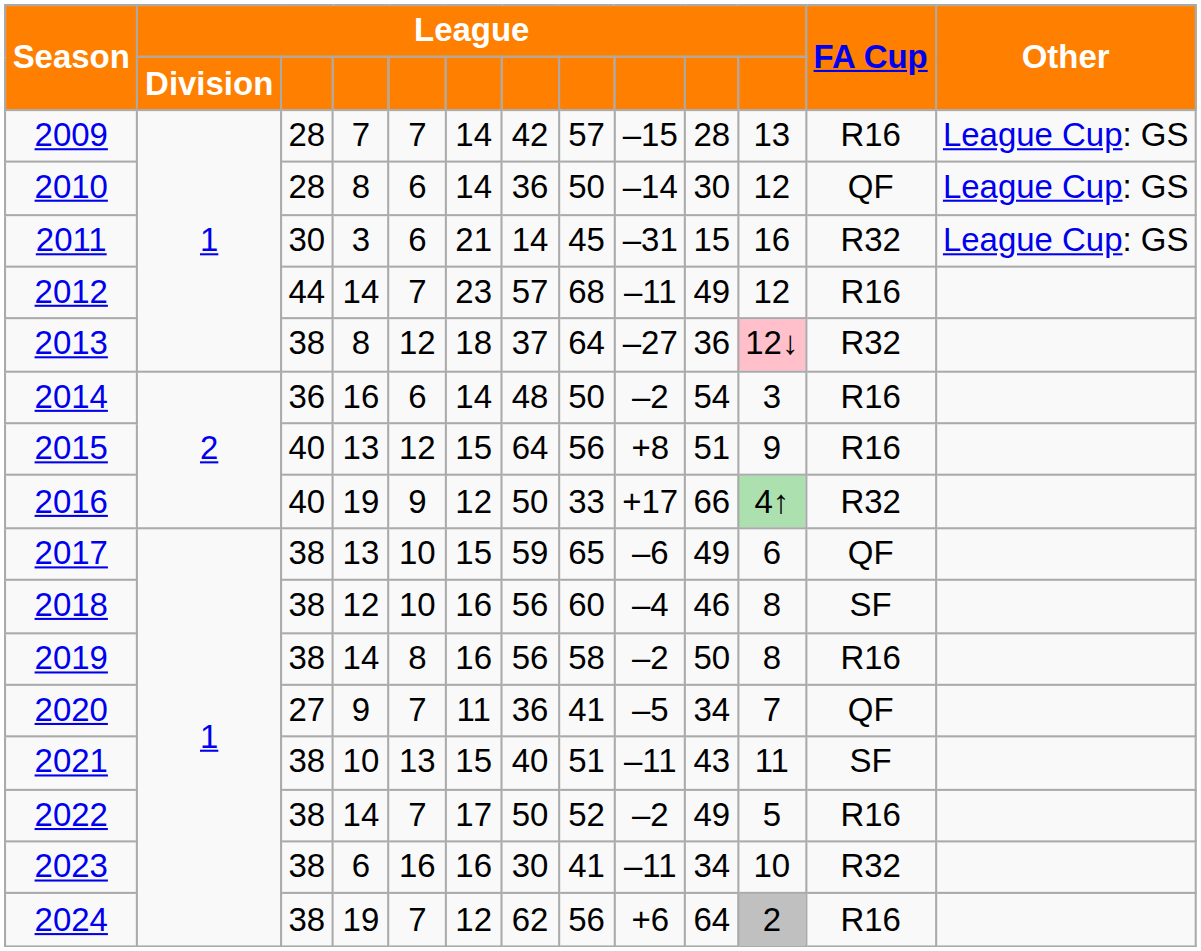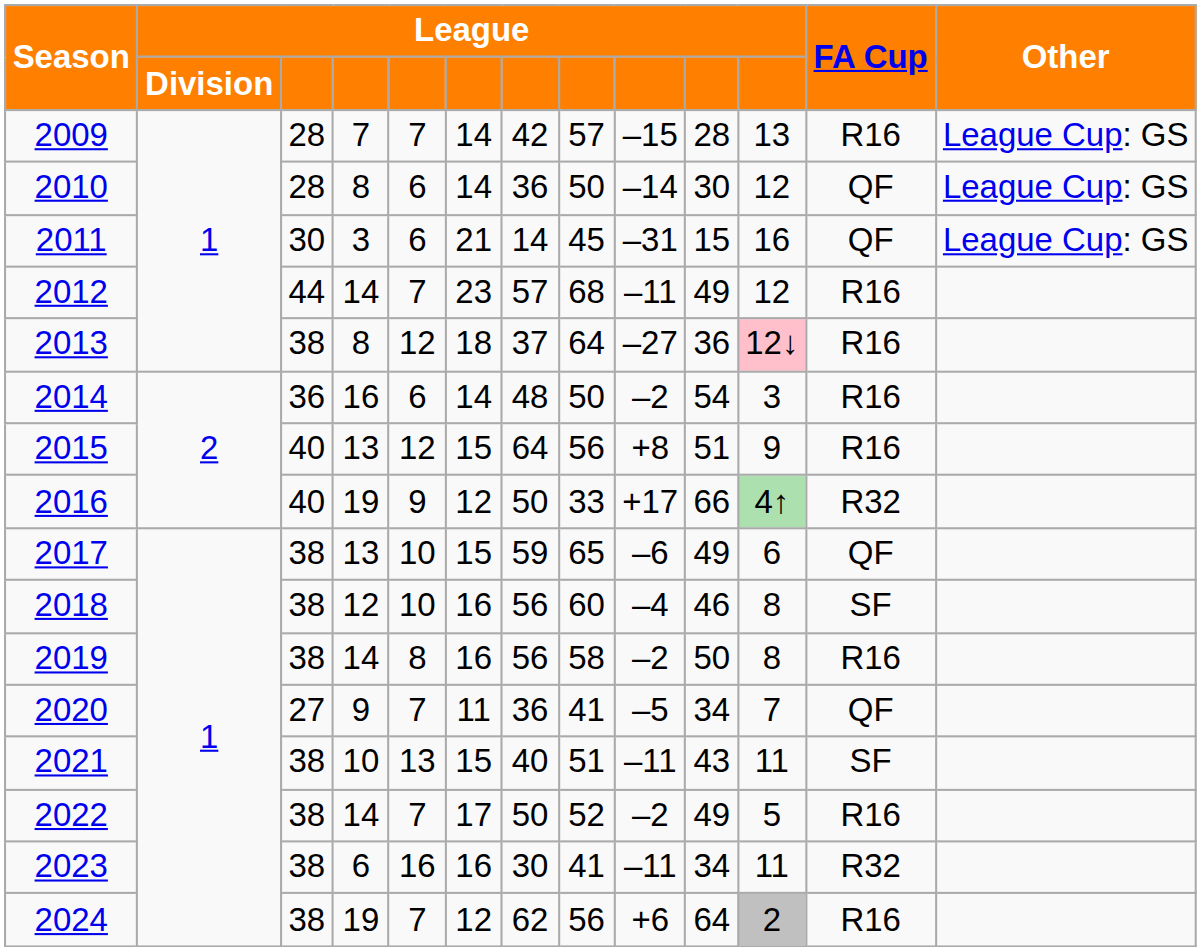(871, 239) R32 -> (871, 239) QF
(871, 344) R32 -> (871, 344) R16
(772, 866) 10 -> (772, 866) 11
